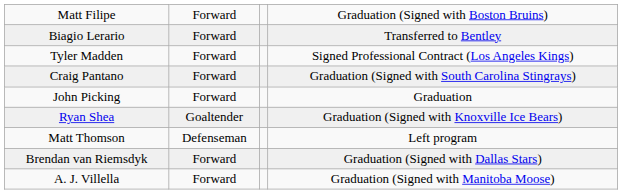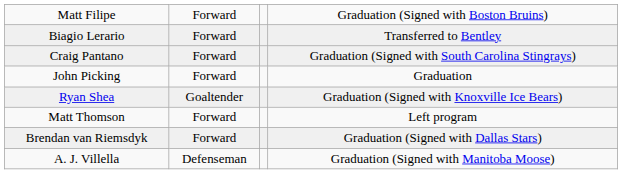- row: (87, 55)
(214, 138) Defenseman -> (214, 117) Forward
(214, 179) Forward -> (214, 158) Defenseman
